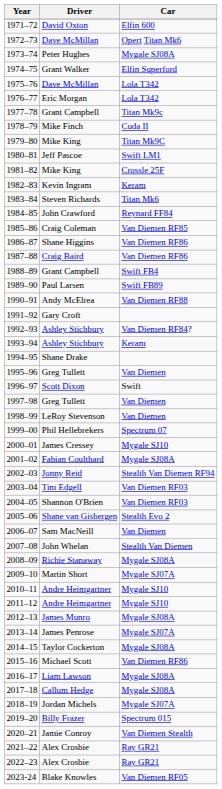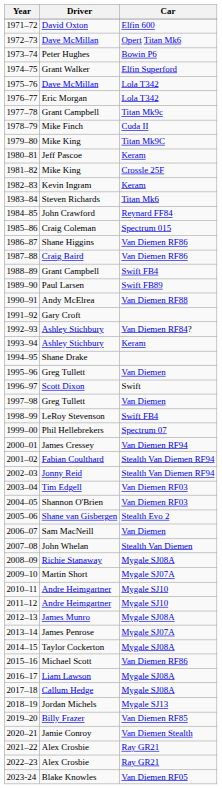(148, 54) Mygale SJ08A -> (139, 54) Bowin P6
(141, 156) Swift LM1 -> (134, 156) Keram
(155, 228) Van Diemen RF85 -> (146, 228) Spectrum 015
(144, 415) Van Diemen -> (140, 415) Swift FB4
(145, 444) Mygale SJ10 -> (155, 444) Van Diemen RF94
(148, 459) Mygale SJ08A -> (168, 459) Stealth Van Diemen RF94
(148, 704) Mygale SJ07A -> (145, 704) Mygale SJ13
(146, 719) Spectrum 015 -> (155, 719) Van Diemen RF85
